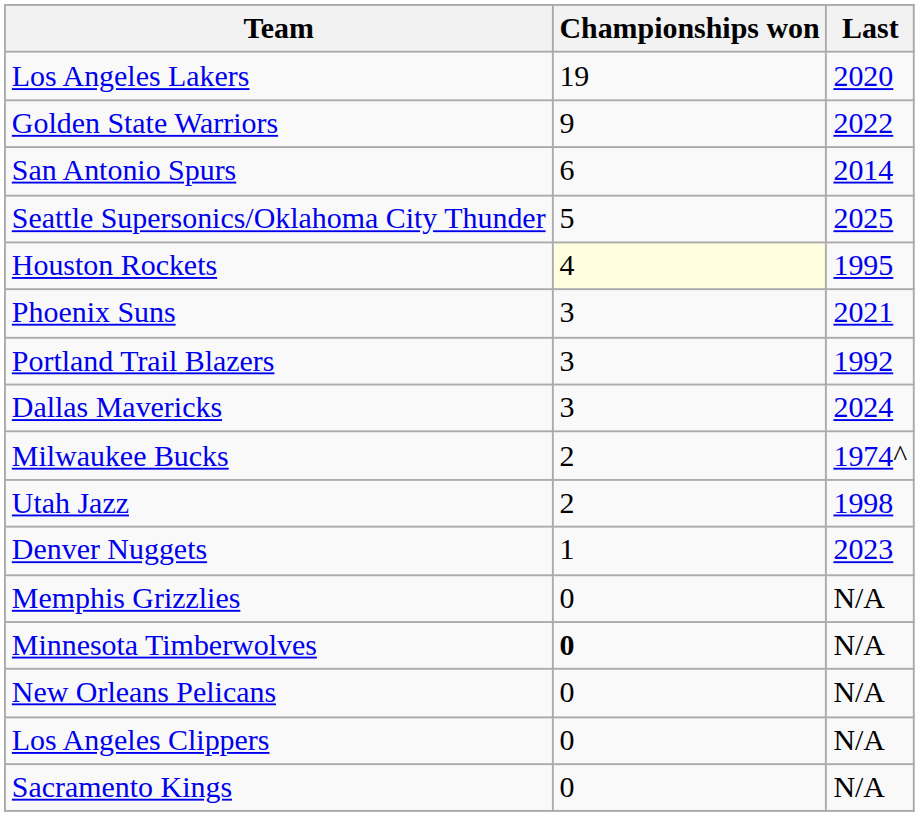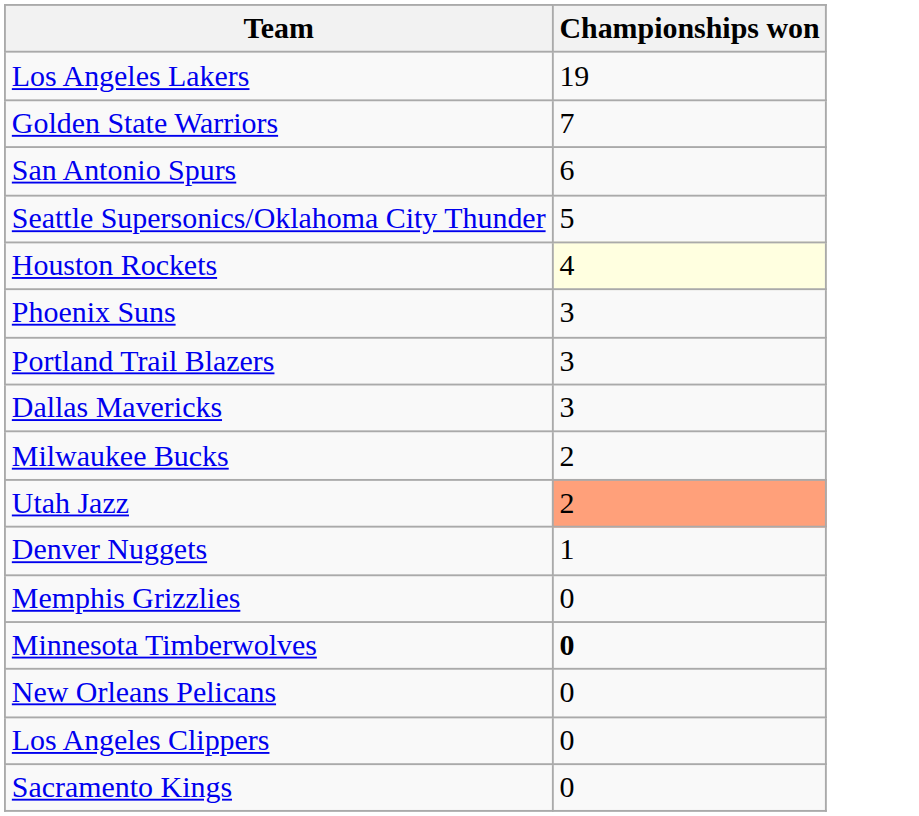- column: (870, 28)
(567, 123) 9 -> (567, 123) 7
(567, 502) no background -> (567, 502) lightsalmon background
